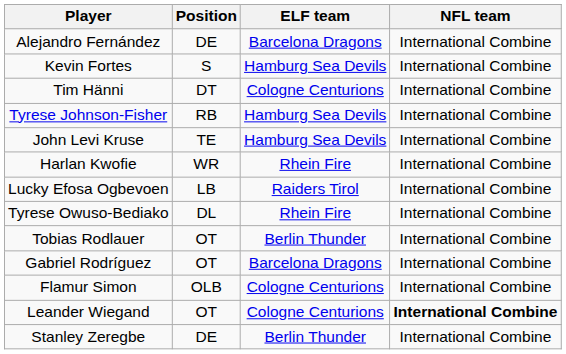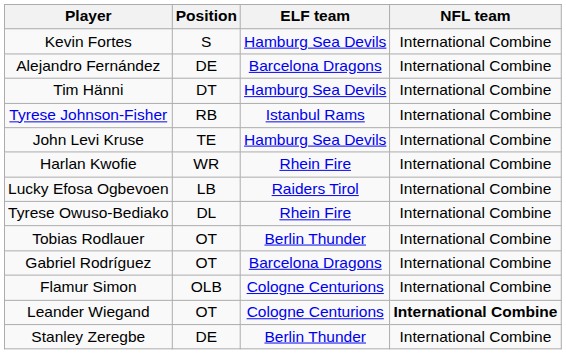rows swapped: (88, 41) <-> (88, 66)
(315, 90) Cologne Centurions -> (315, 90) Hamburg Sea Devils
(315, 115) Hamburg Sea Devils -> (315, 115) Istanbul Rams
